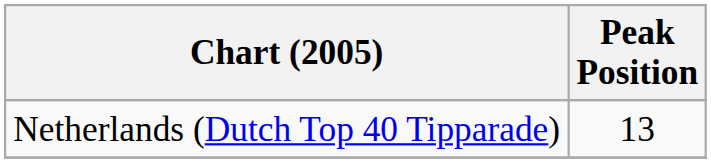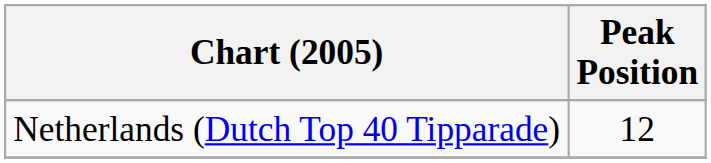(637, 128) 13 -> (637, 128) 12
